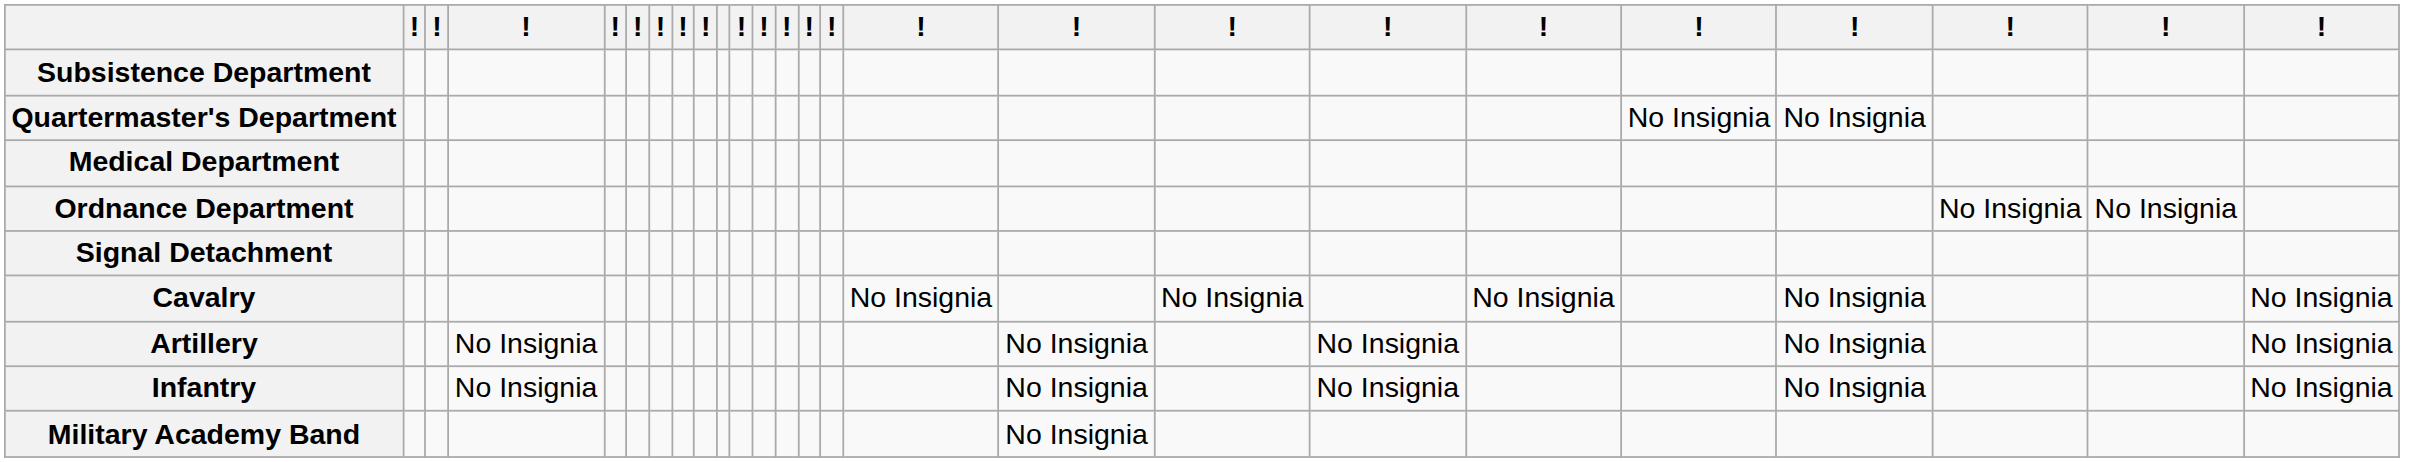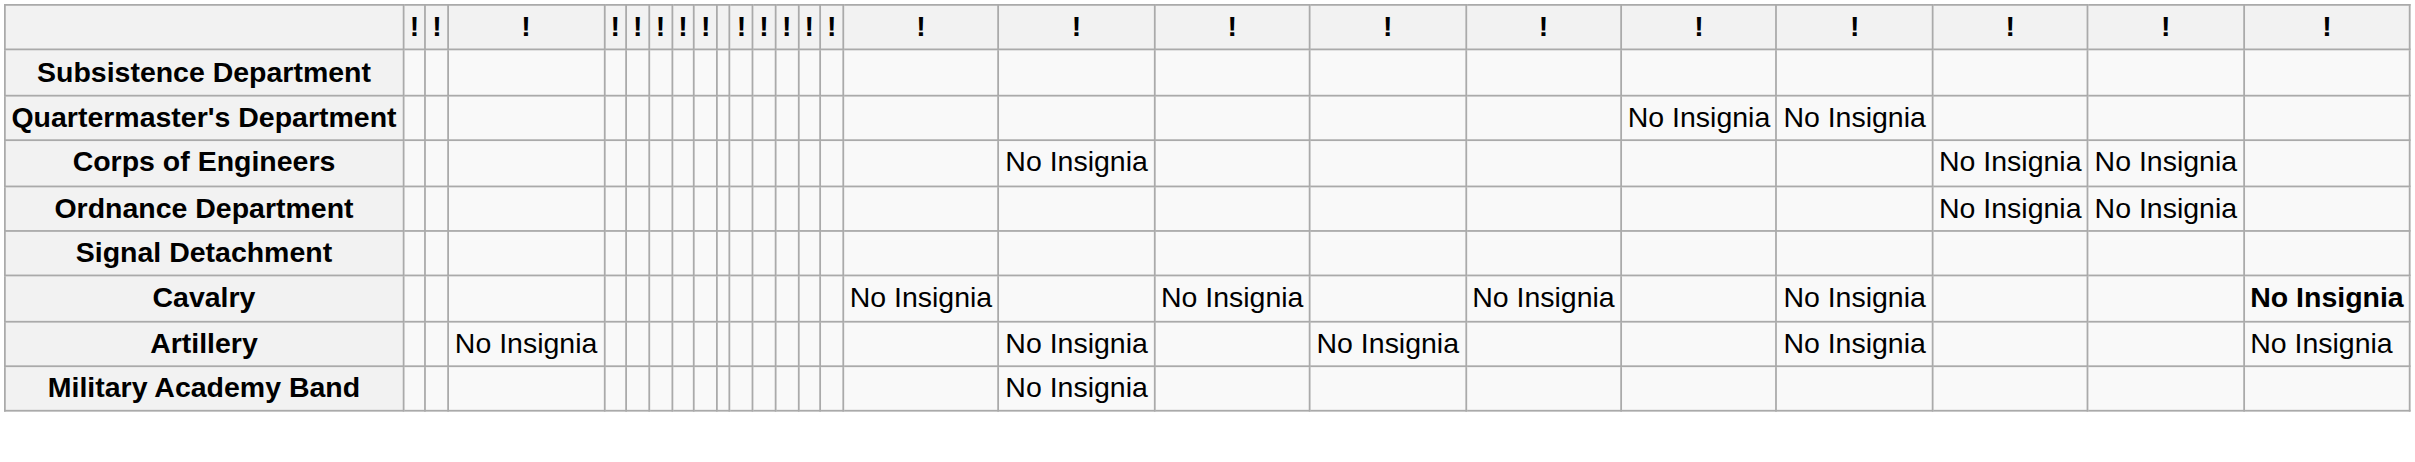- row: (204, 162)
+ row: (204, 162)
(2321, 298) normal -> (2327, 298) bold
- row: (204, 388)
